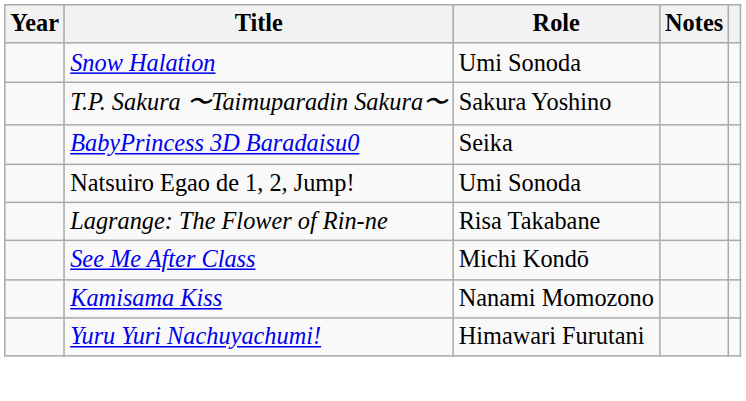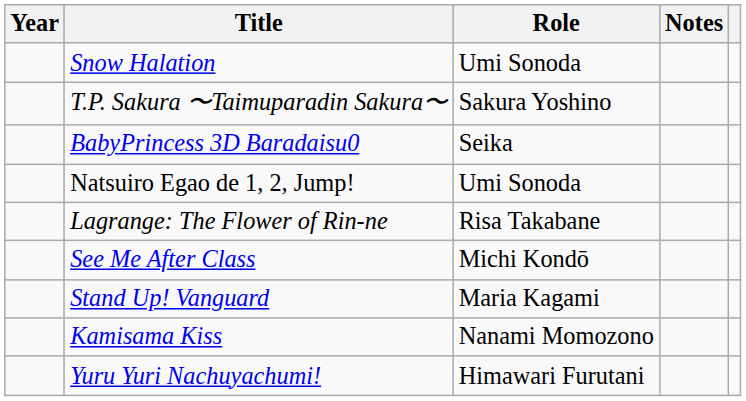+ row: (170, 298)
